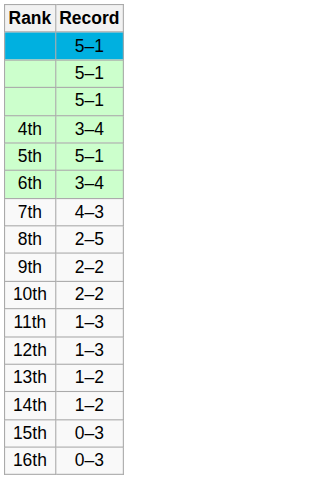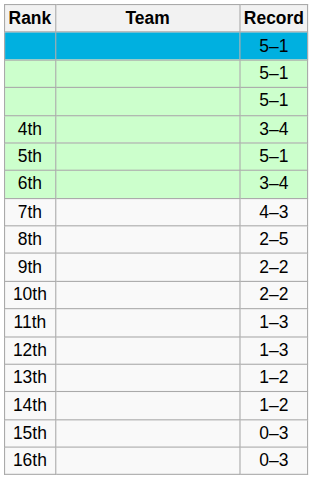+ column: (148, 18)
